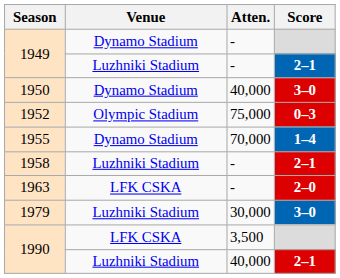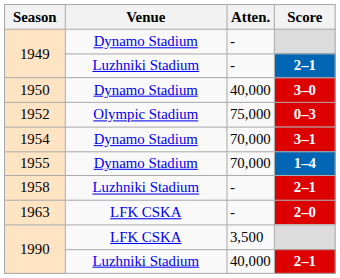+ row: (35, 139)
- row: (35, 212)
